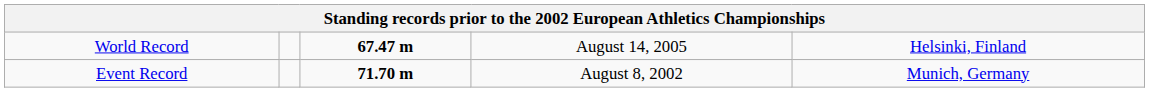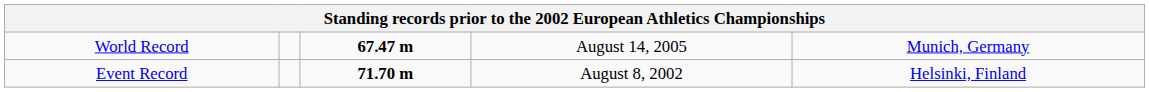(968, 45) Helsinki, Finland -> (968, 45) Munich, Germany
(968, 73) Munich, Germany -> (968, 73) Helsinki, Finland
